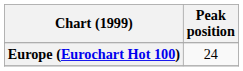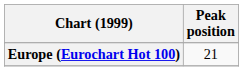(211, 54) 24 -> (211, 54) 21
